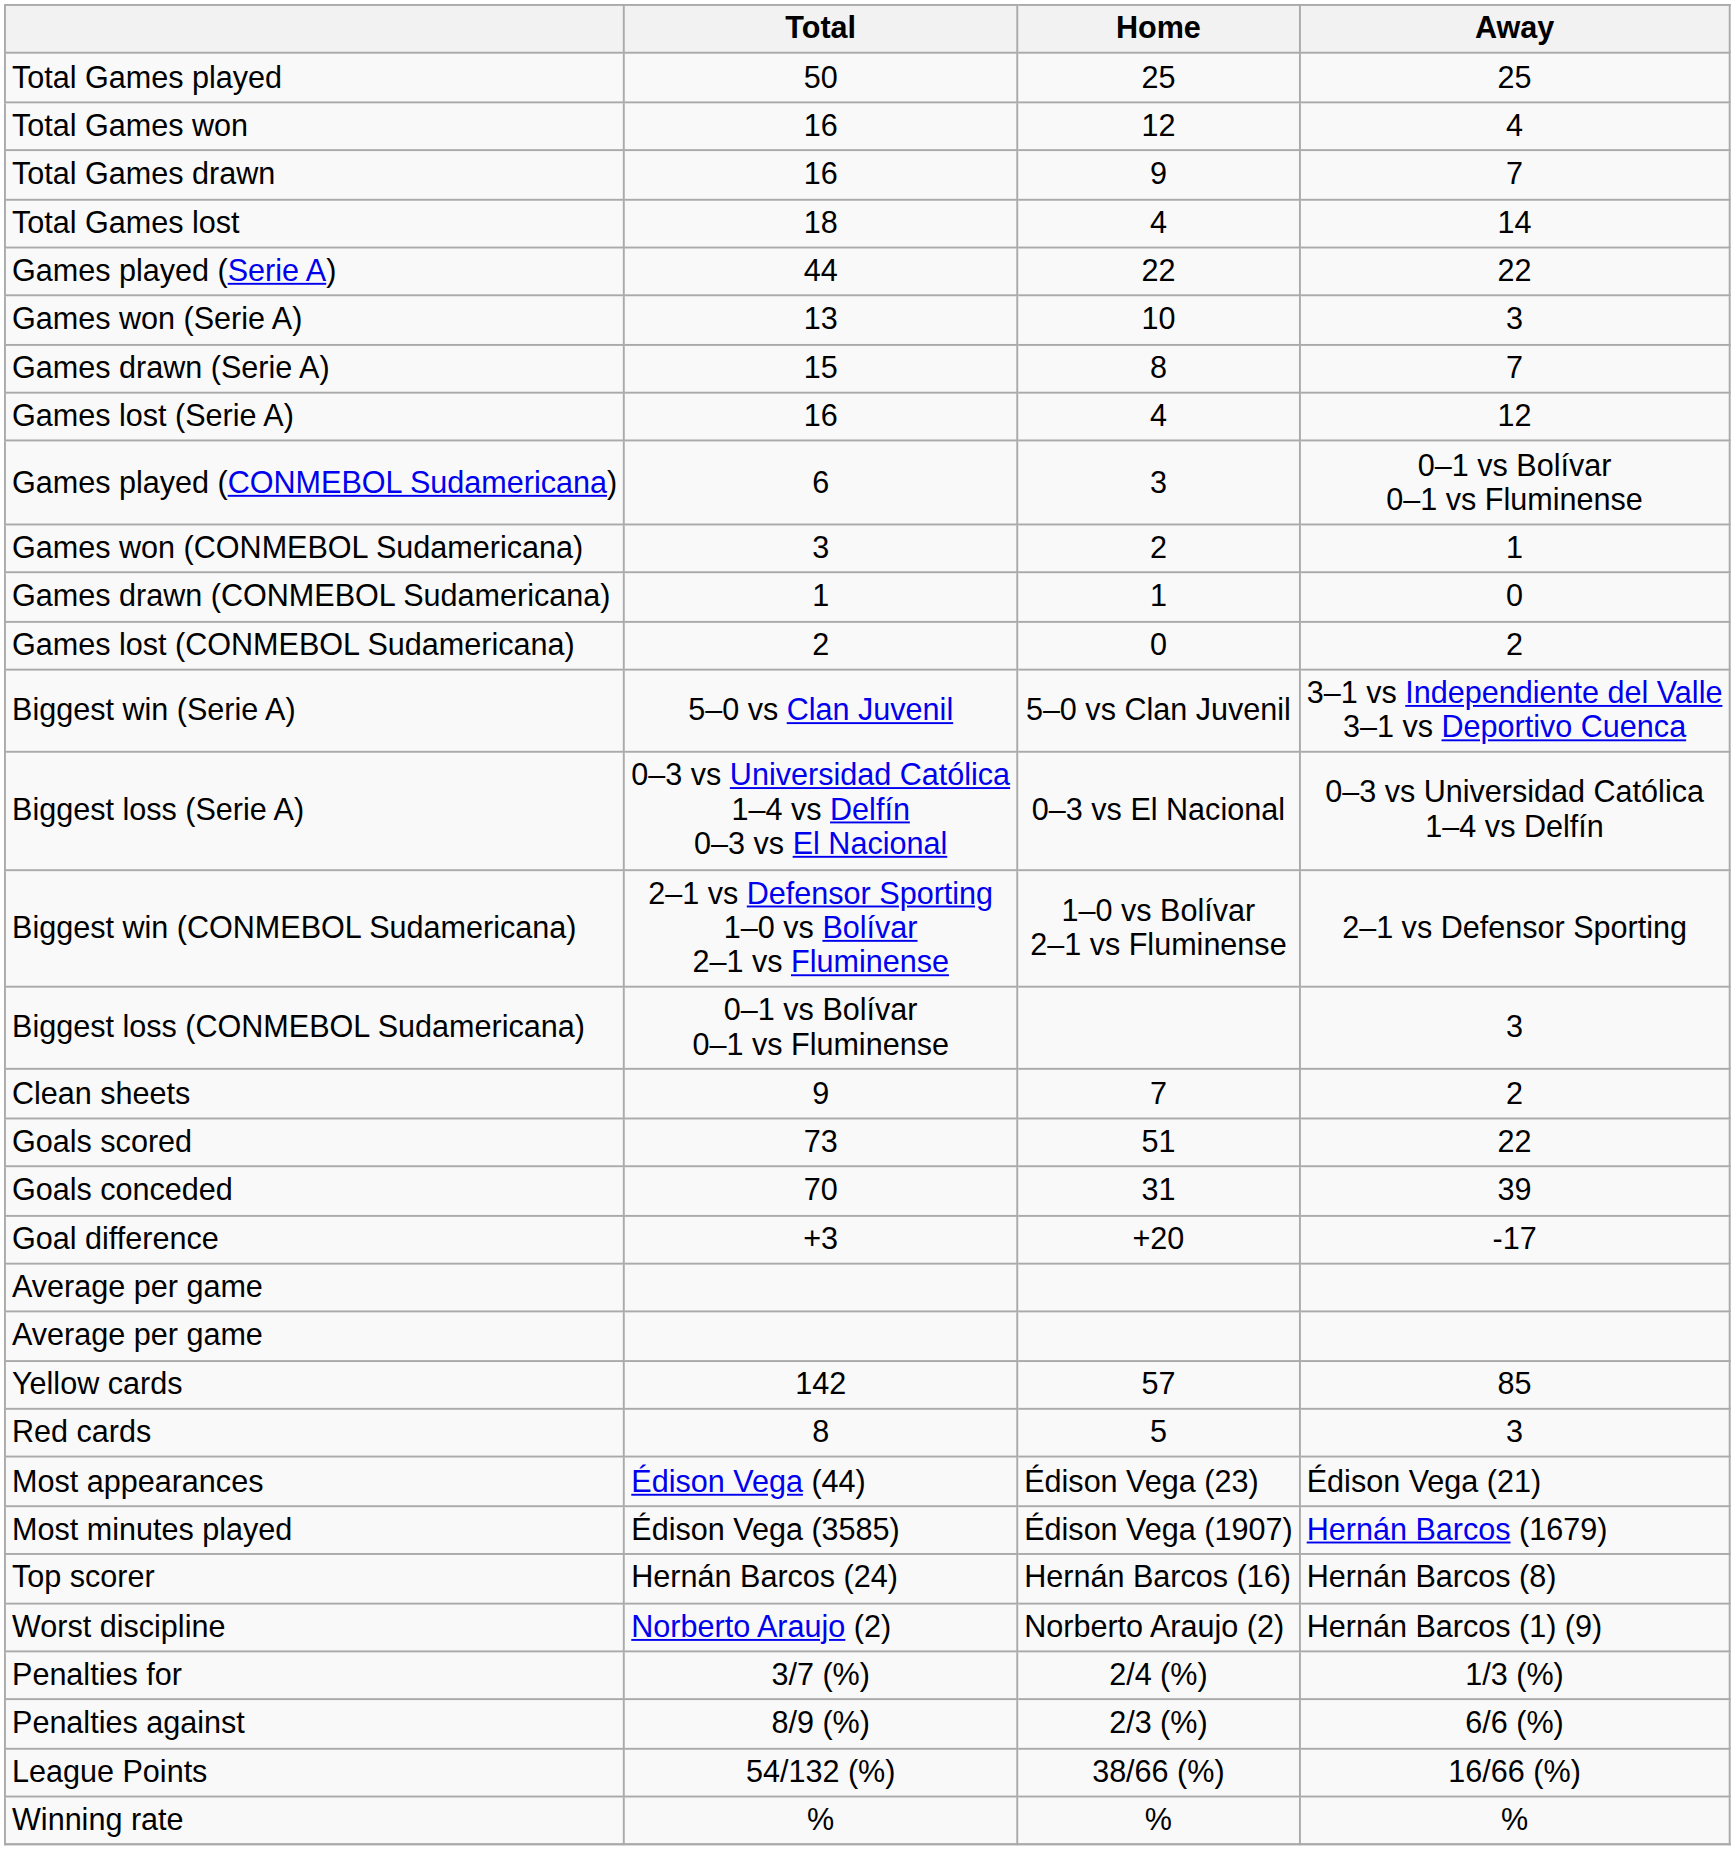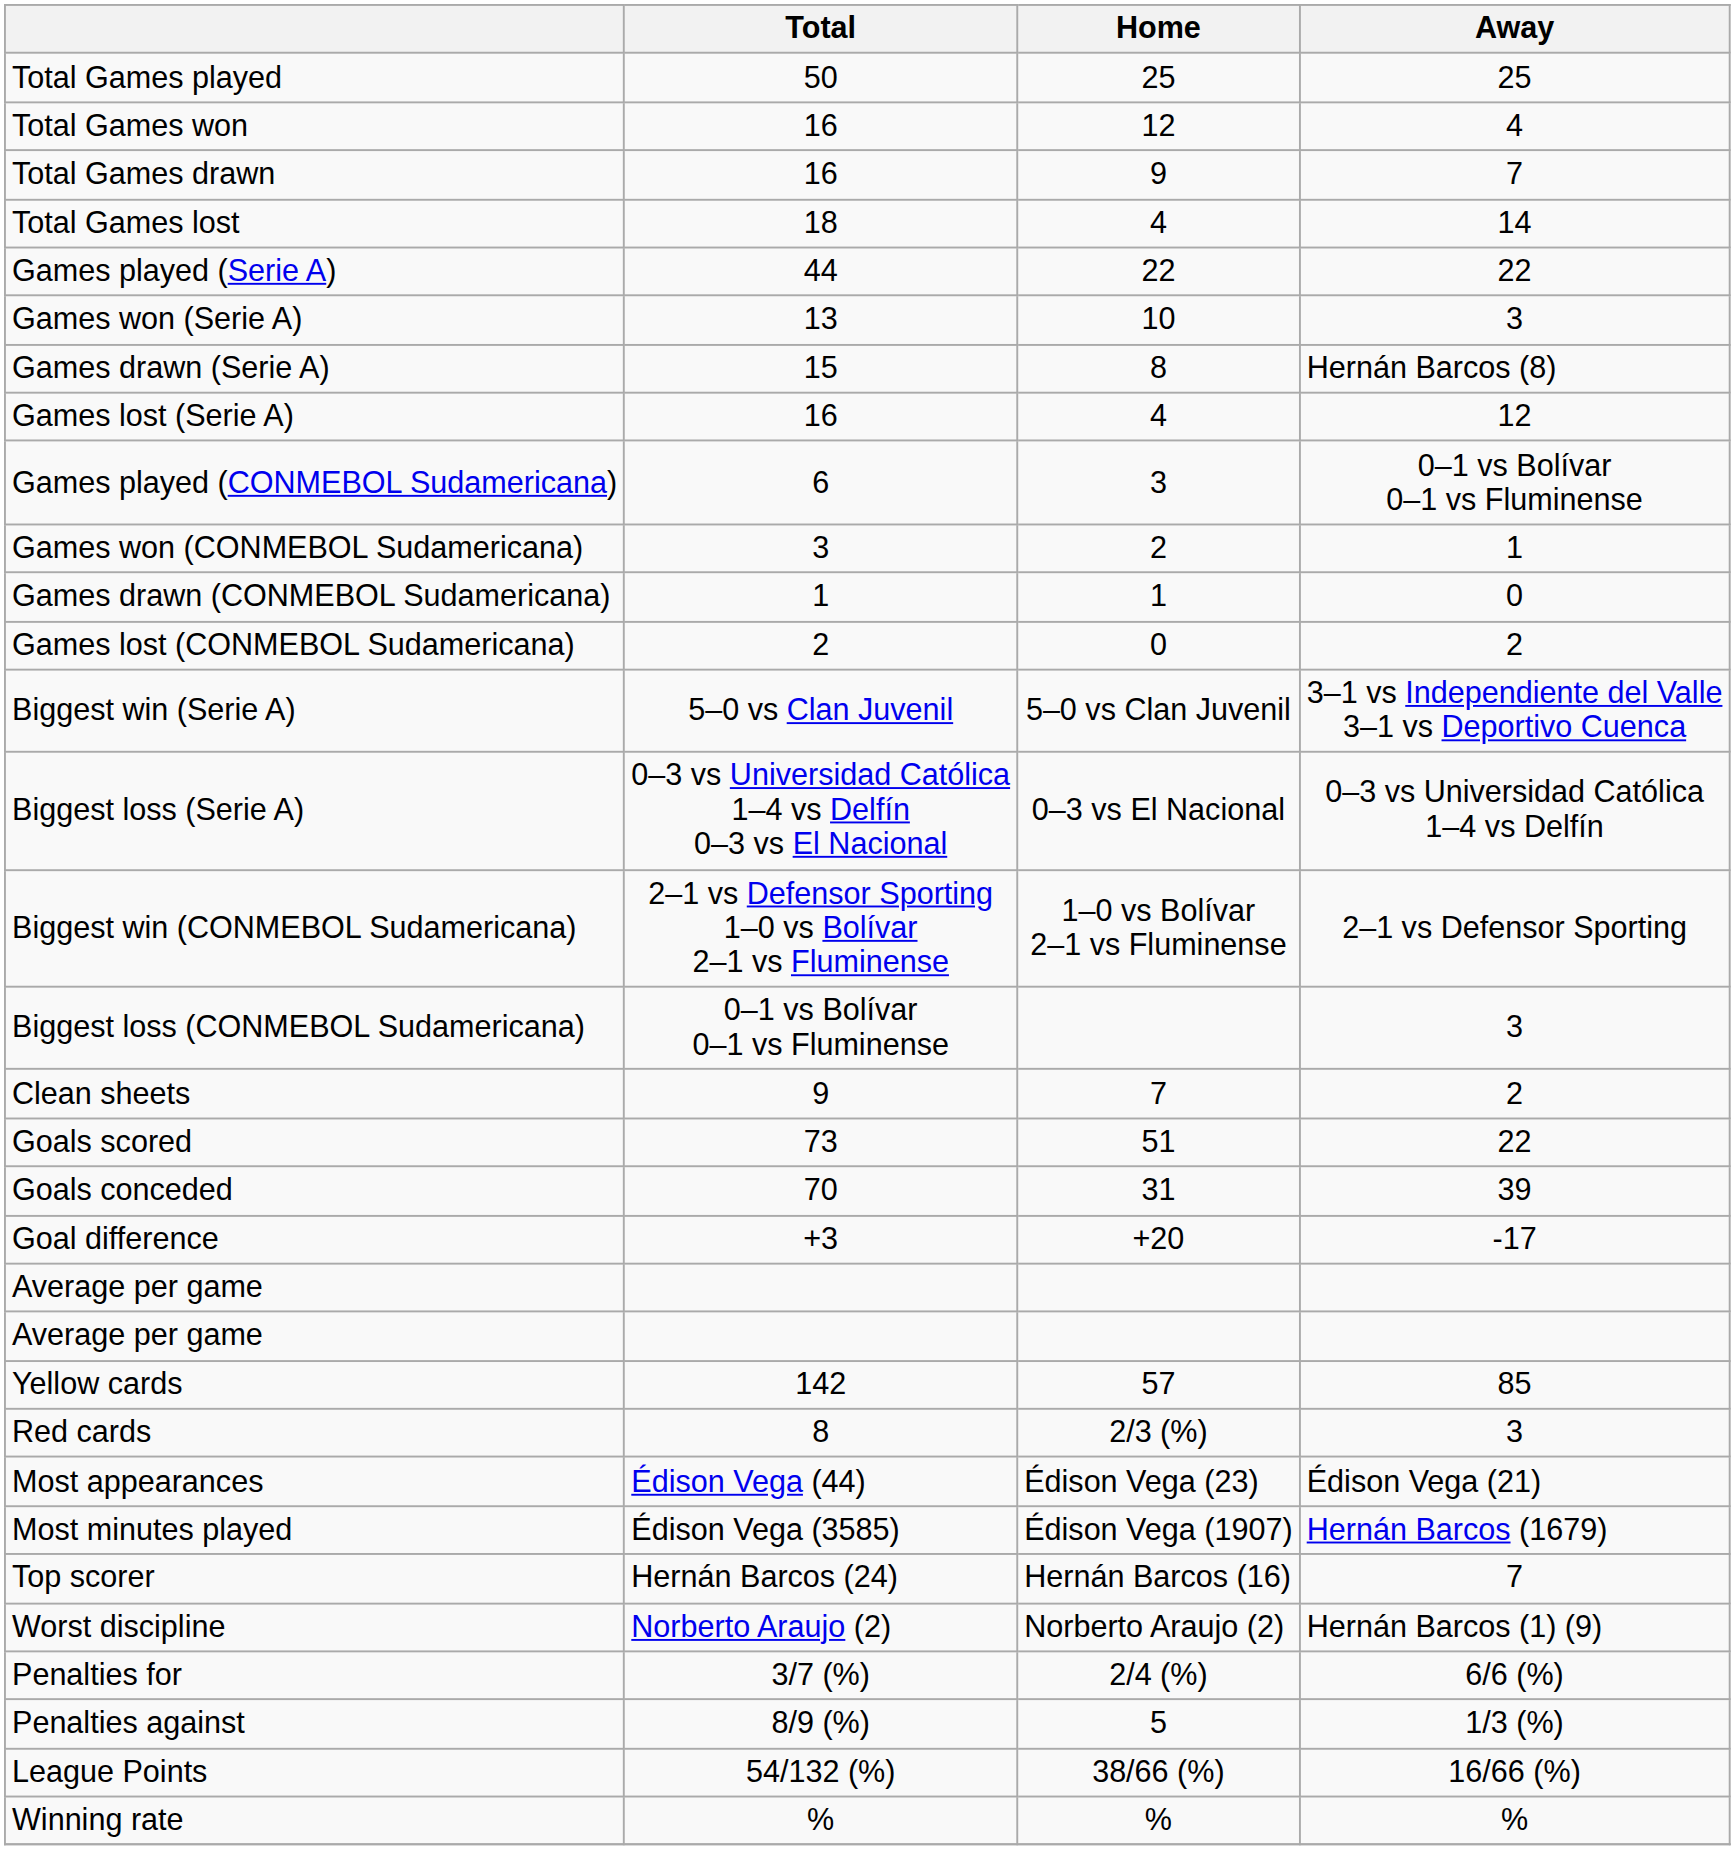(1515, 367) 7 -> (1432, 367) Hernán Barcos (8)
(1158, 1432) 5 -> (1158, 1432) 2/3 (%)
(1432, 1577) Hernán Barcos (8) -> (1515, 1577) 7
(1515, 1674) 1/3 (%) -> (1515, 1674) 6/6 (%)
(1158, 1723) 2/3 (%) -> (1158, 1723) 5
(1515, 1723) 6/6 (%) -> (1515, 1723) 1/3 (%)
